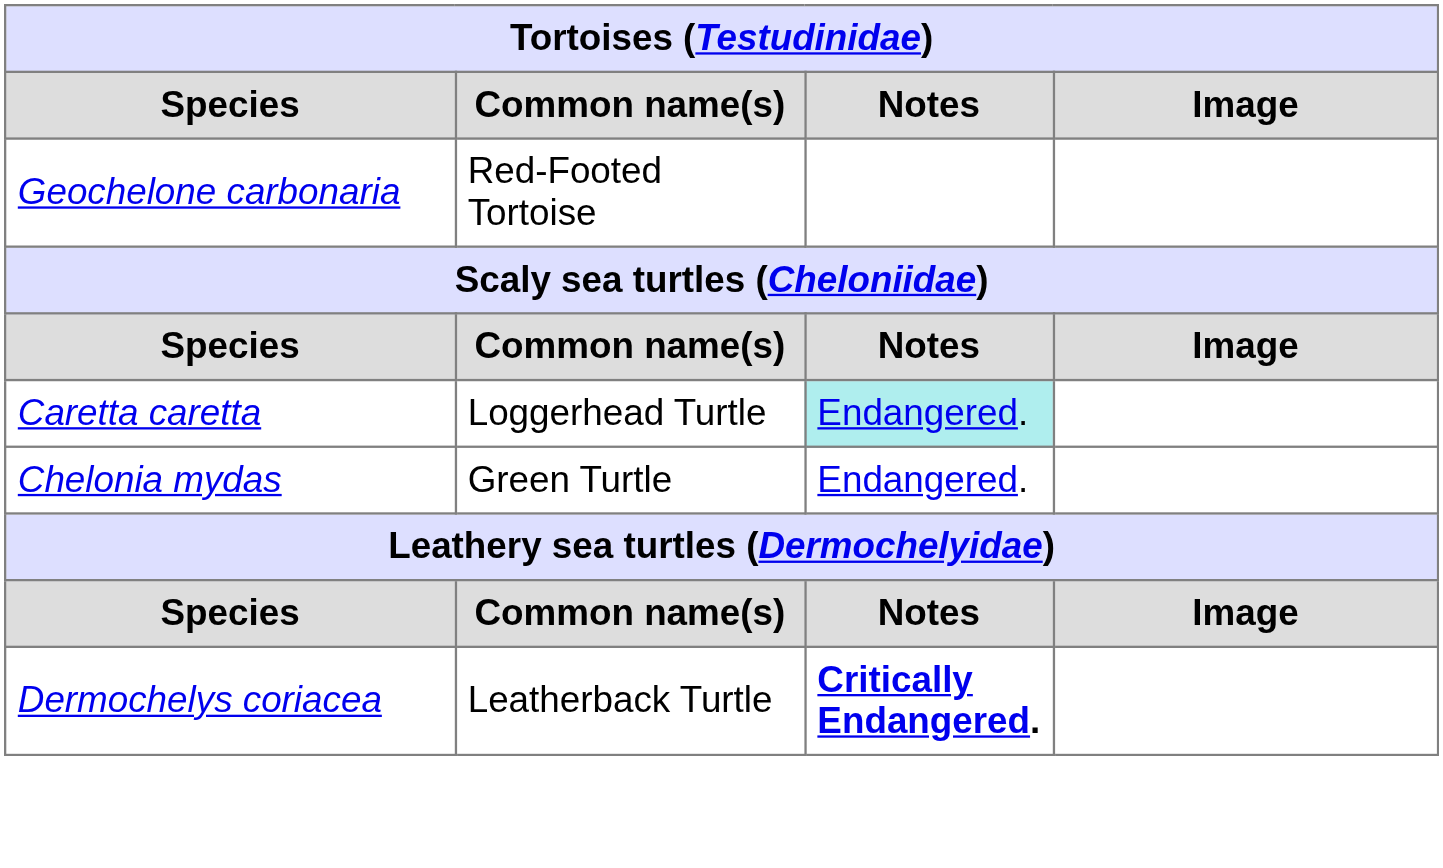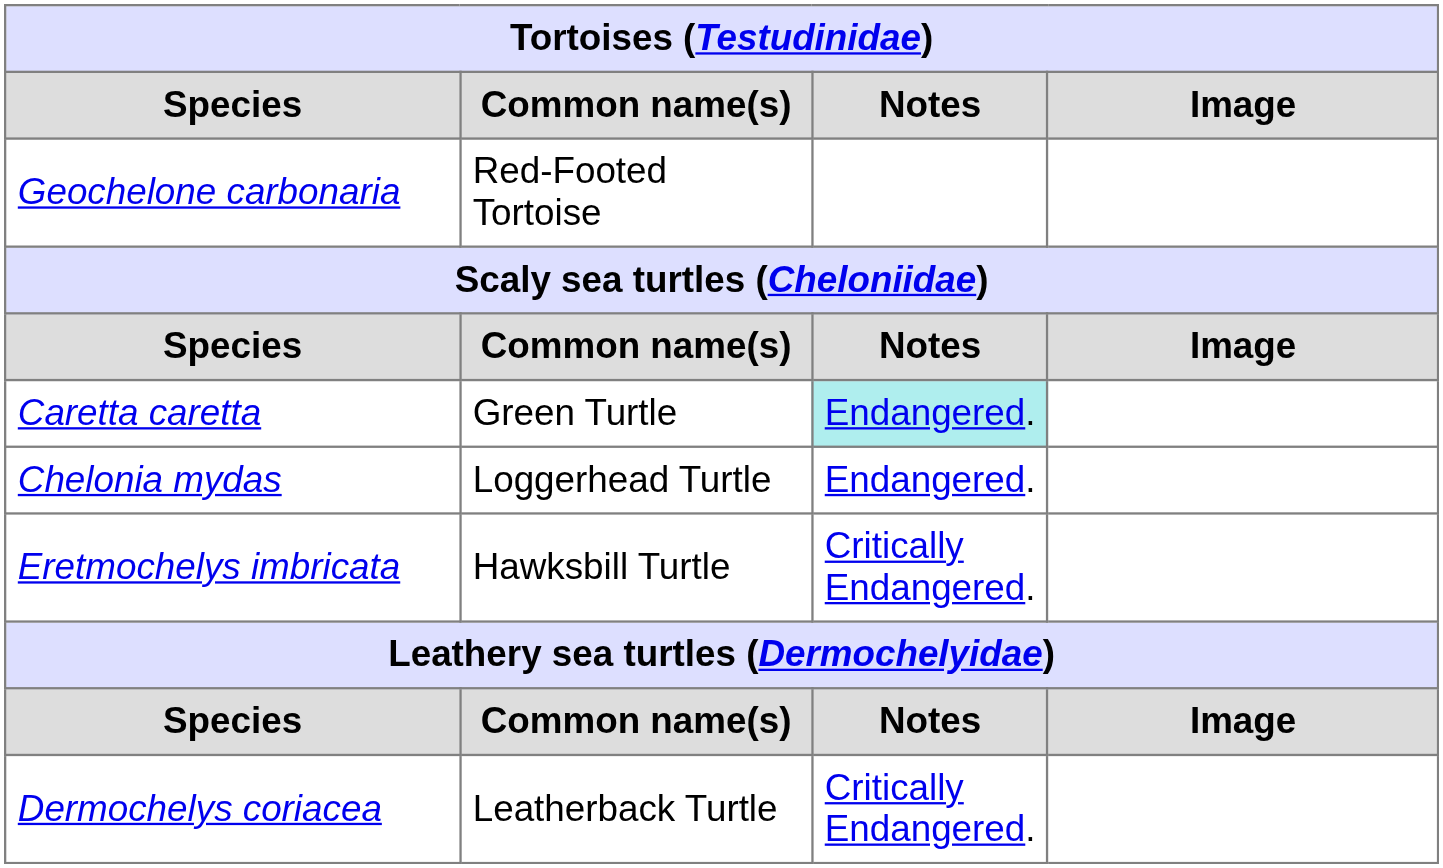(617, 412) Loggerhead Turtle -> (575, 412) Green Turtle
(570, 479) Green Turtle -> (622, 479) Loggerhead Turtle
+ row: (209, 566)
(929, 700) bold -> (930, 808) normal
